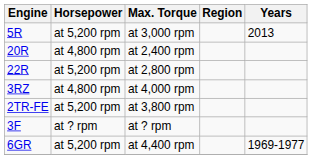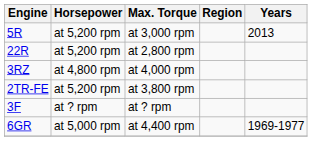- row: (161, 51)
(87, 145) at 5,200 rpm -> (87, 126) at 5,000 rpm
